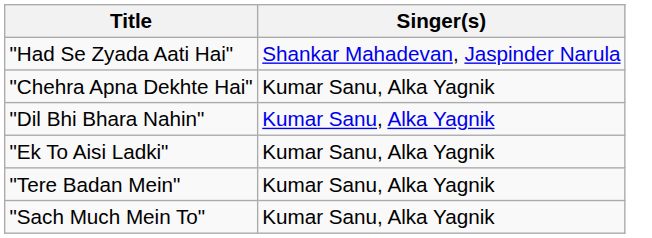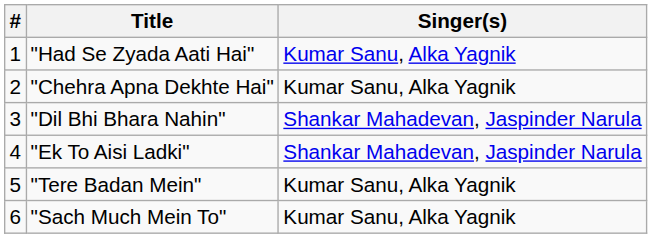+ column: (15, 21)
(441, 54) Shankar Mahadevan, Jaspinder Narula -> (400, 54) Kumar Sanu, Alka Yagnik
(378, 119) Kumar Sanu, Alka Yagnik -> (462, 119) Shankar Mahadevan, Jaspinder Narula
(378, 152) Kumar Sanu, Alka Yagnik -> (462, 152) Shankar Mahadevan, Jaspinder Narula
